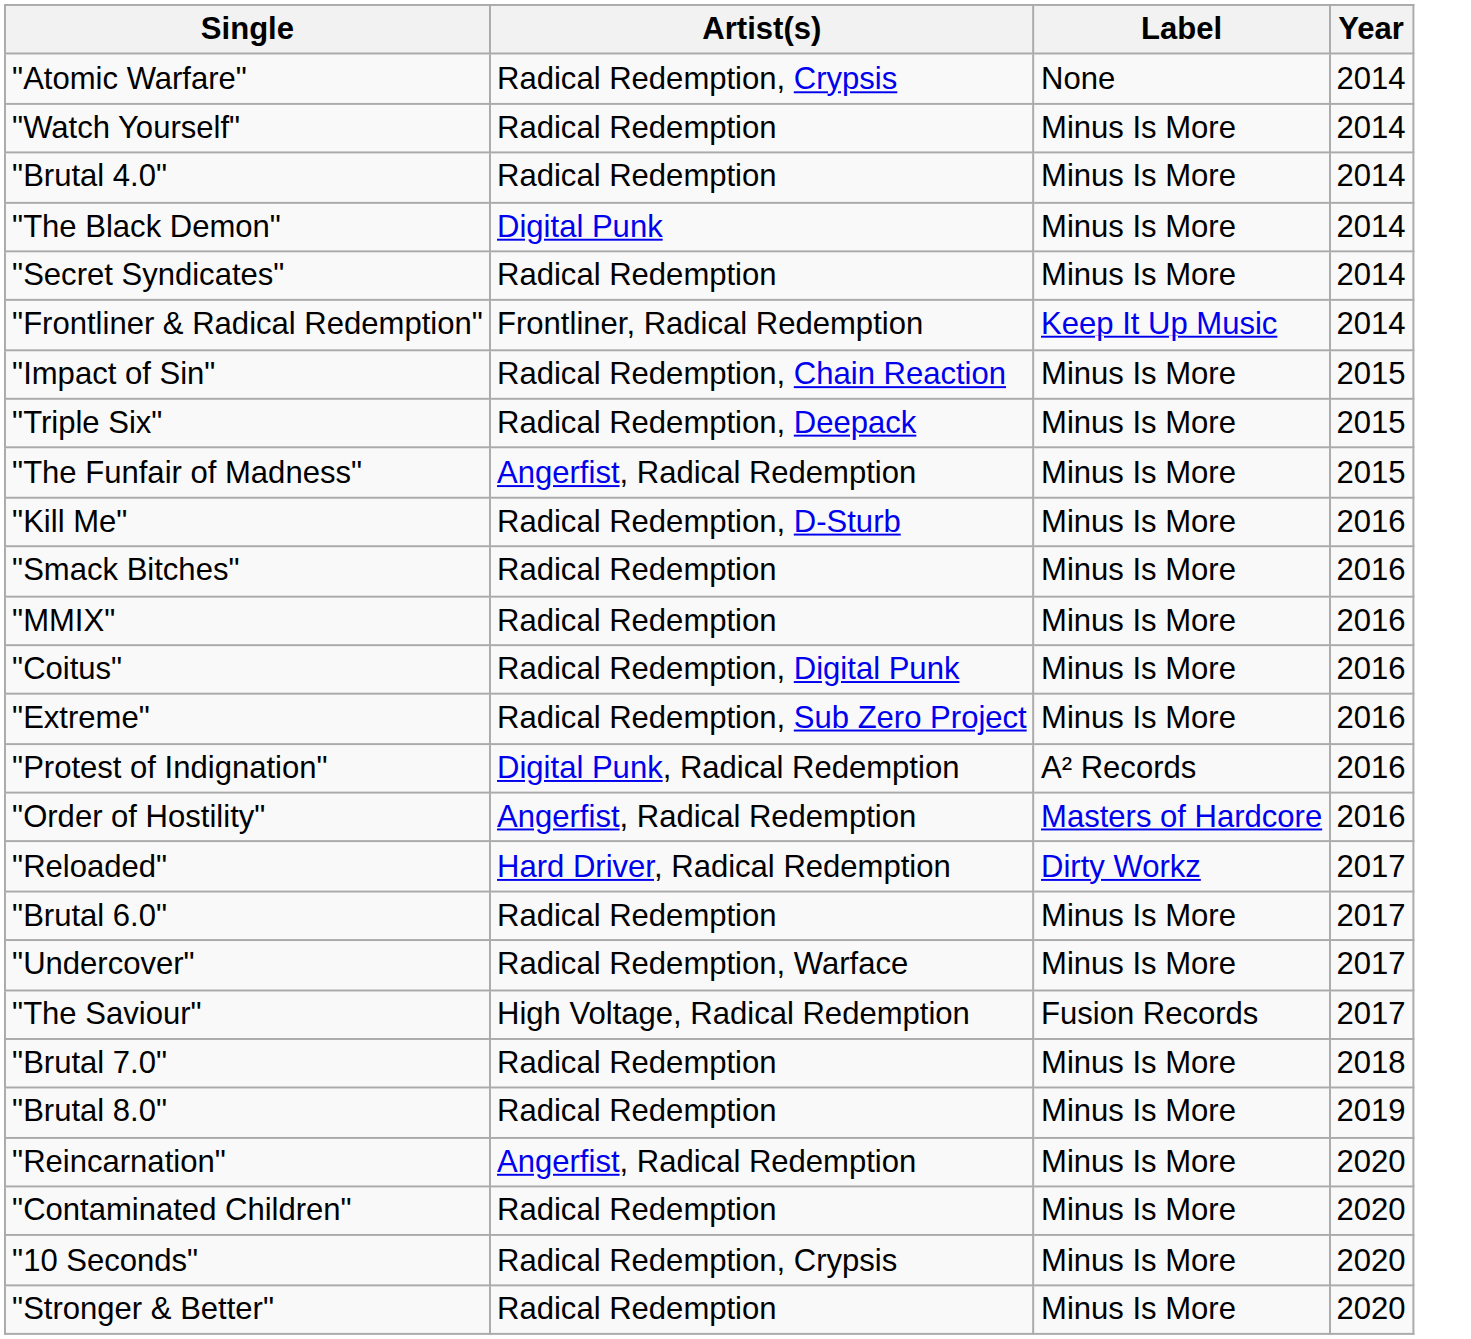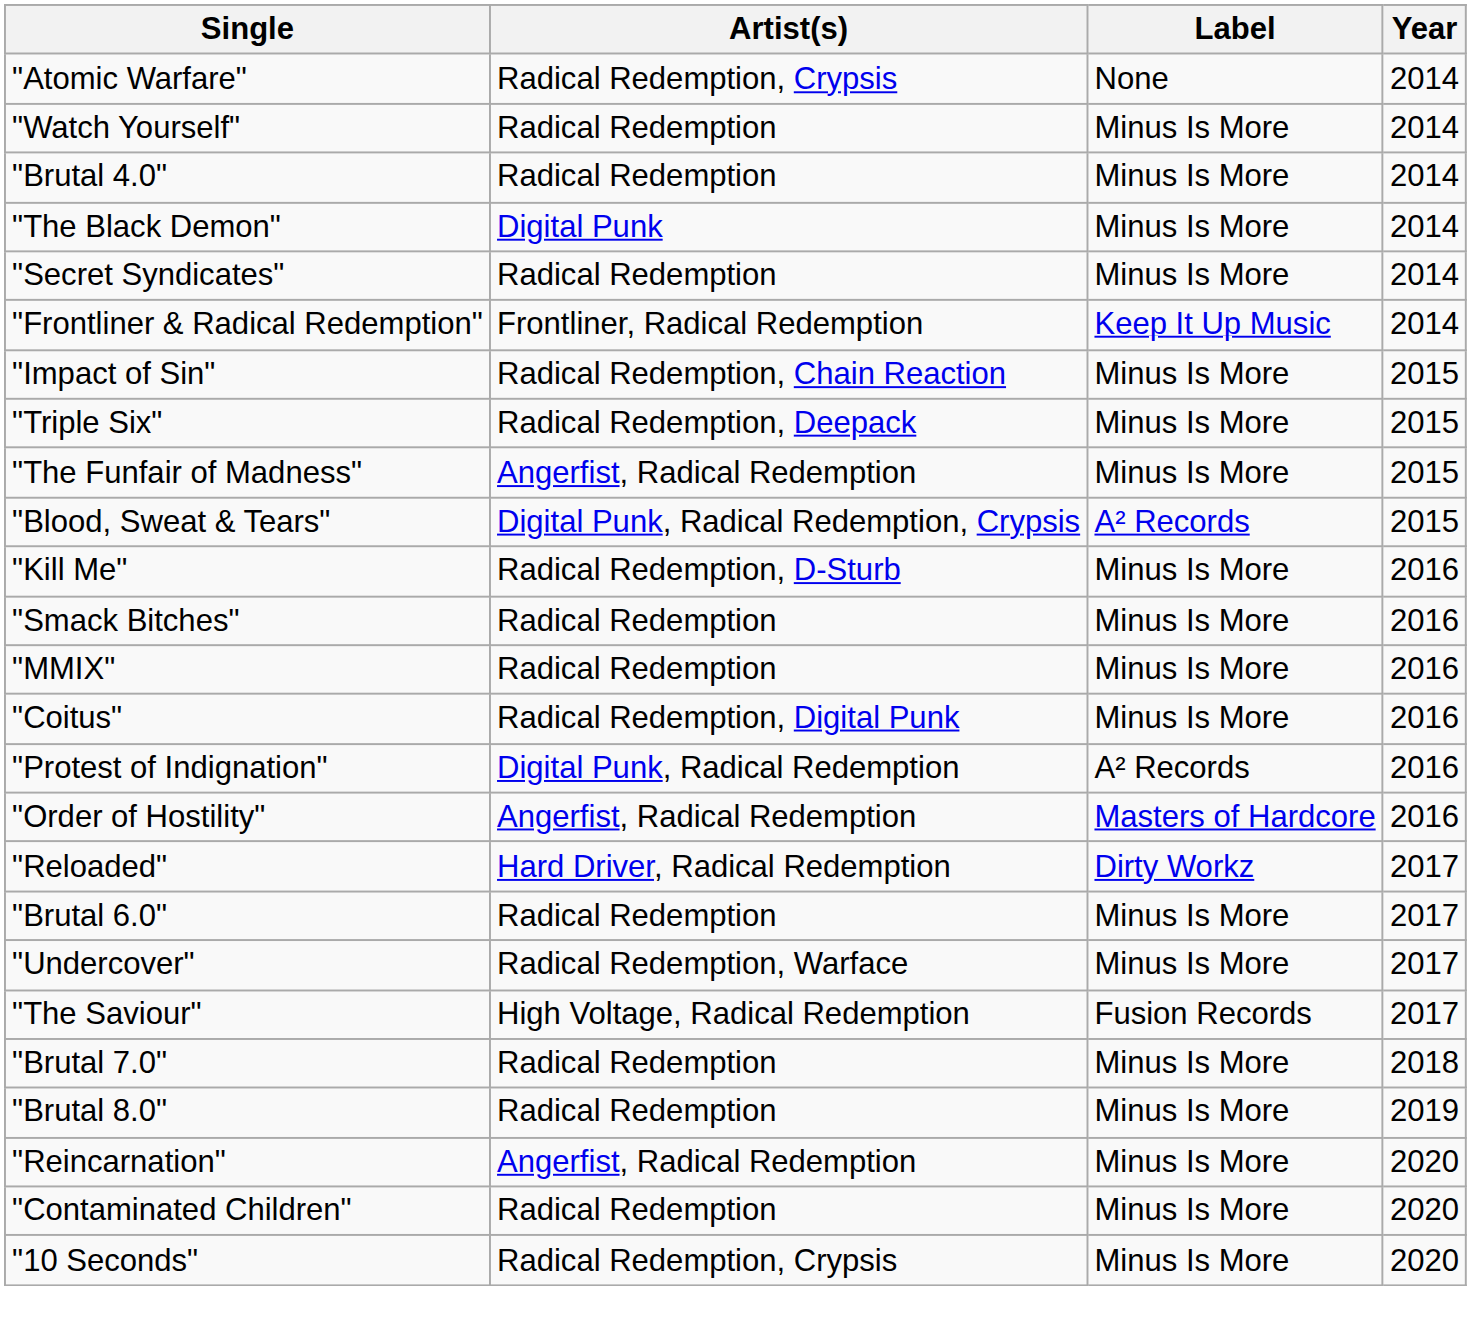+ row: (171, 521)
- row: (81, 718)
- row: (143, 1309)
